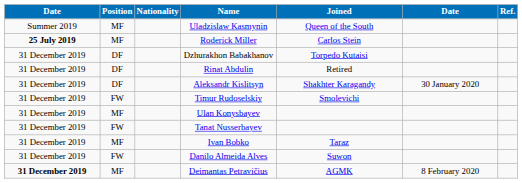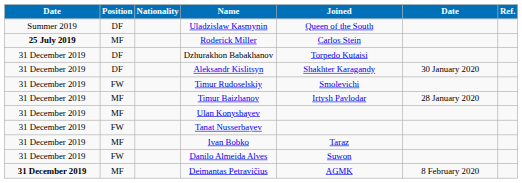(117, 26) MF -> (117, 26) DF
- row: (228, 70)
+ row: (228, 99)
